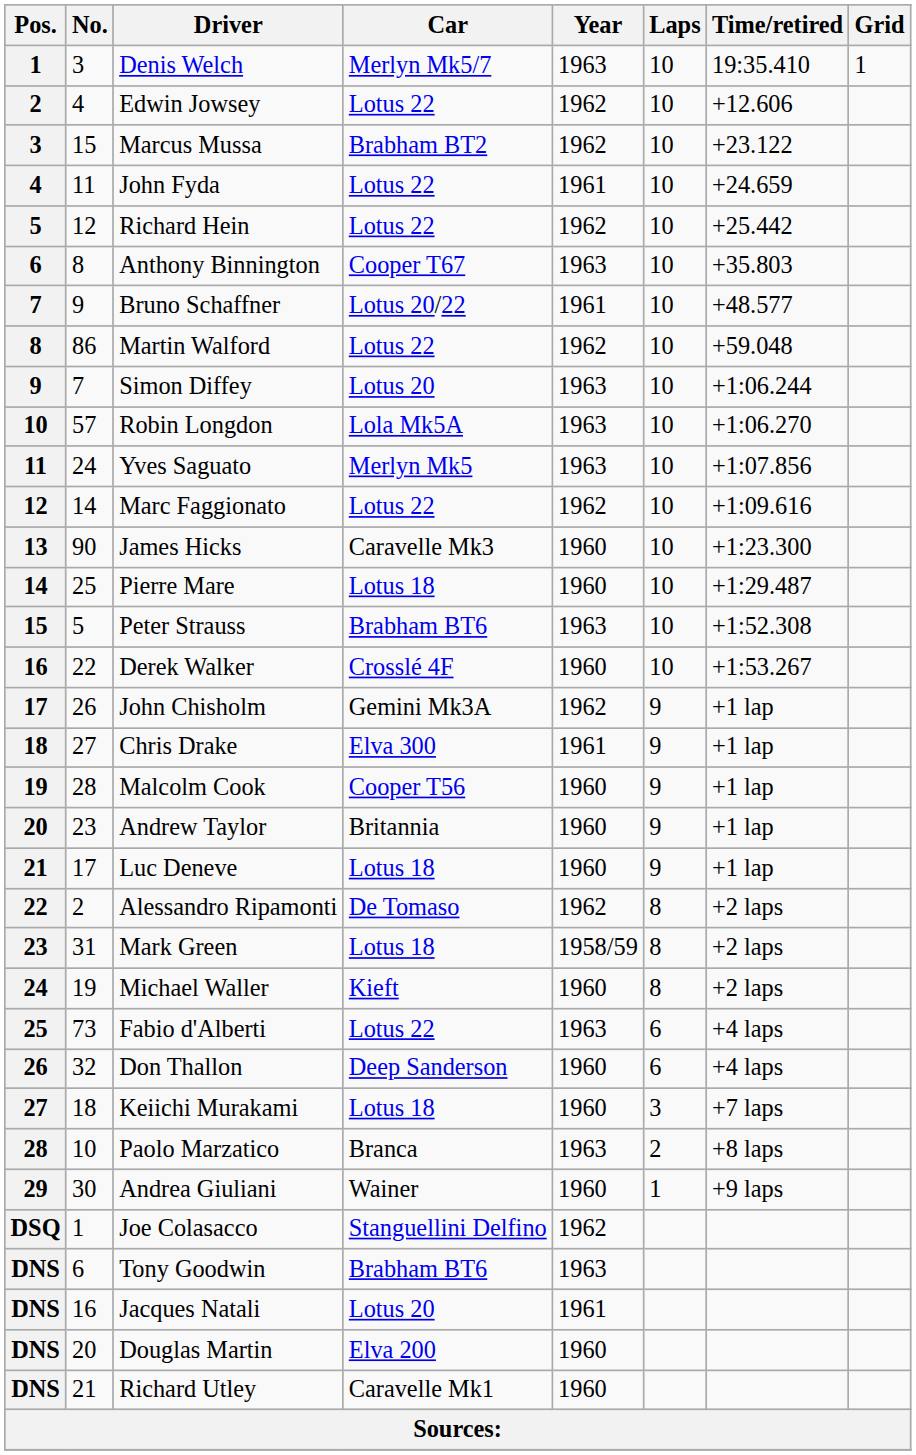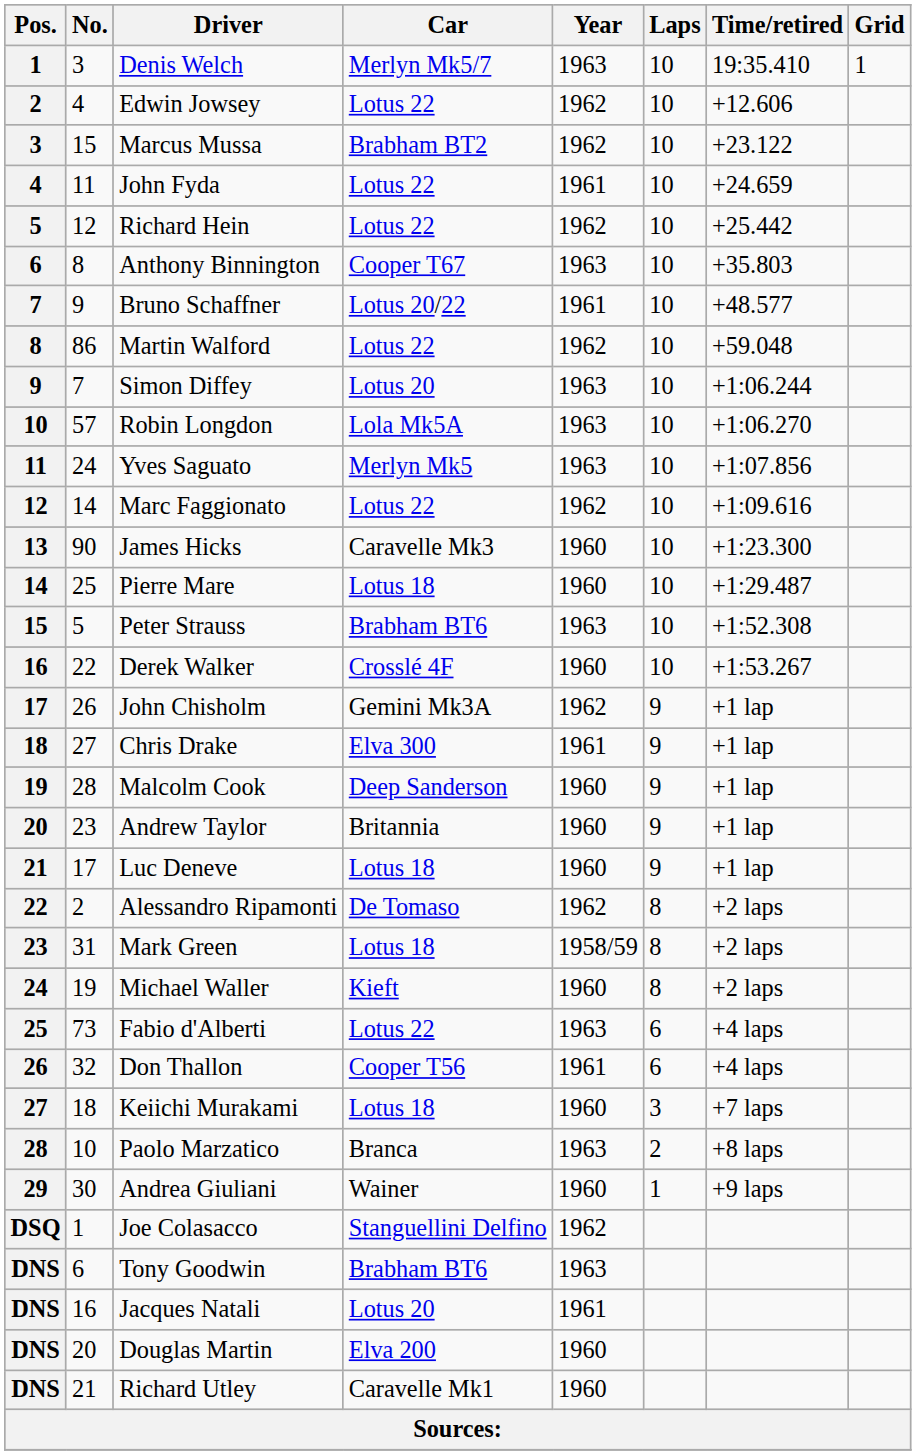(407, 787) Cooper T56 -> (428, 787) Deep Sanderson
(428, 1068) Deep Sanderson -> (407, 1068) Cooper T56
(582, 1068) 1960 -> (582, 1068) 1961
